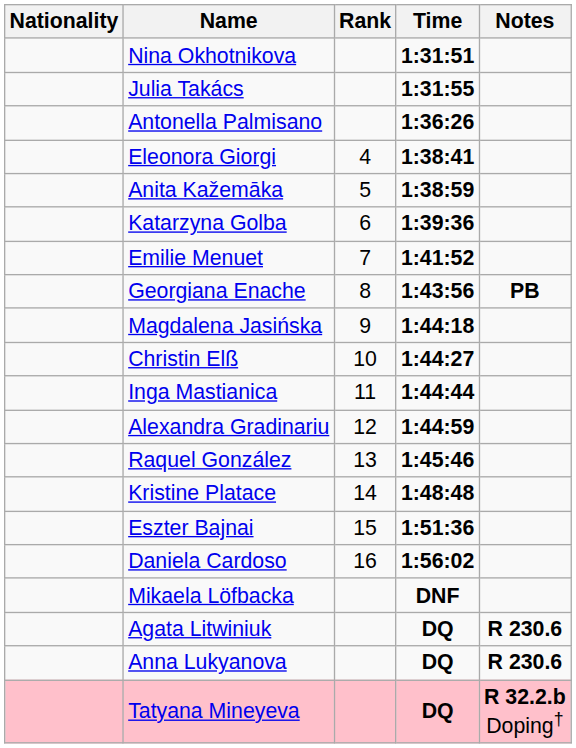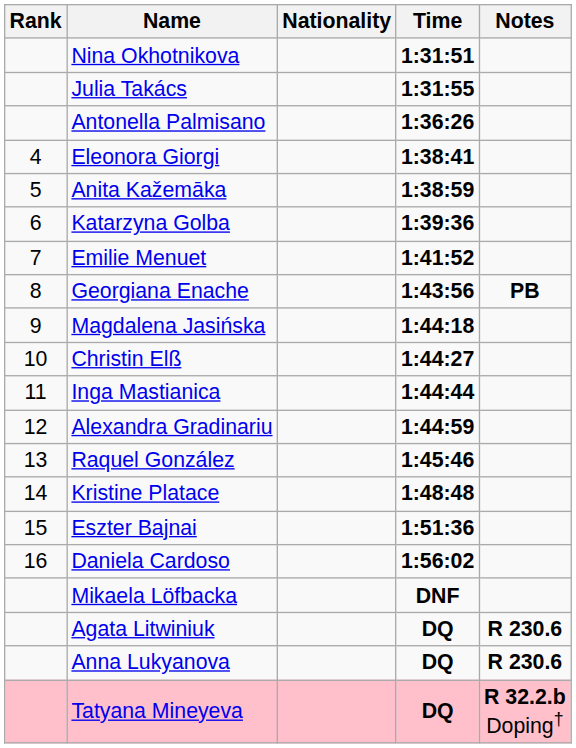columns swapped: (365, 21) <-> (64, 21)
